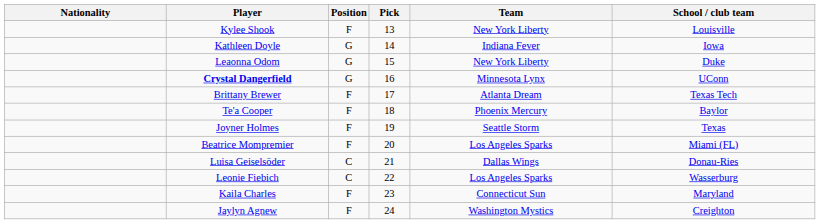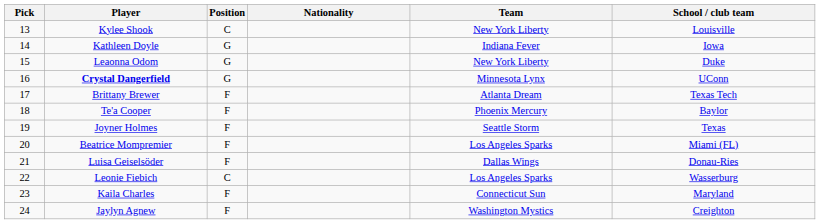columns swapped: (389, 12) <-> (85, 12)
(349, 29) F -> (227, 29) C
(349, 161) C -> (227, 161) F
